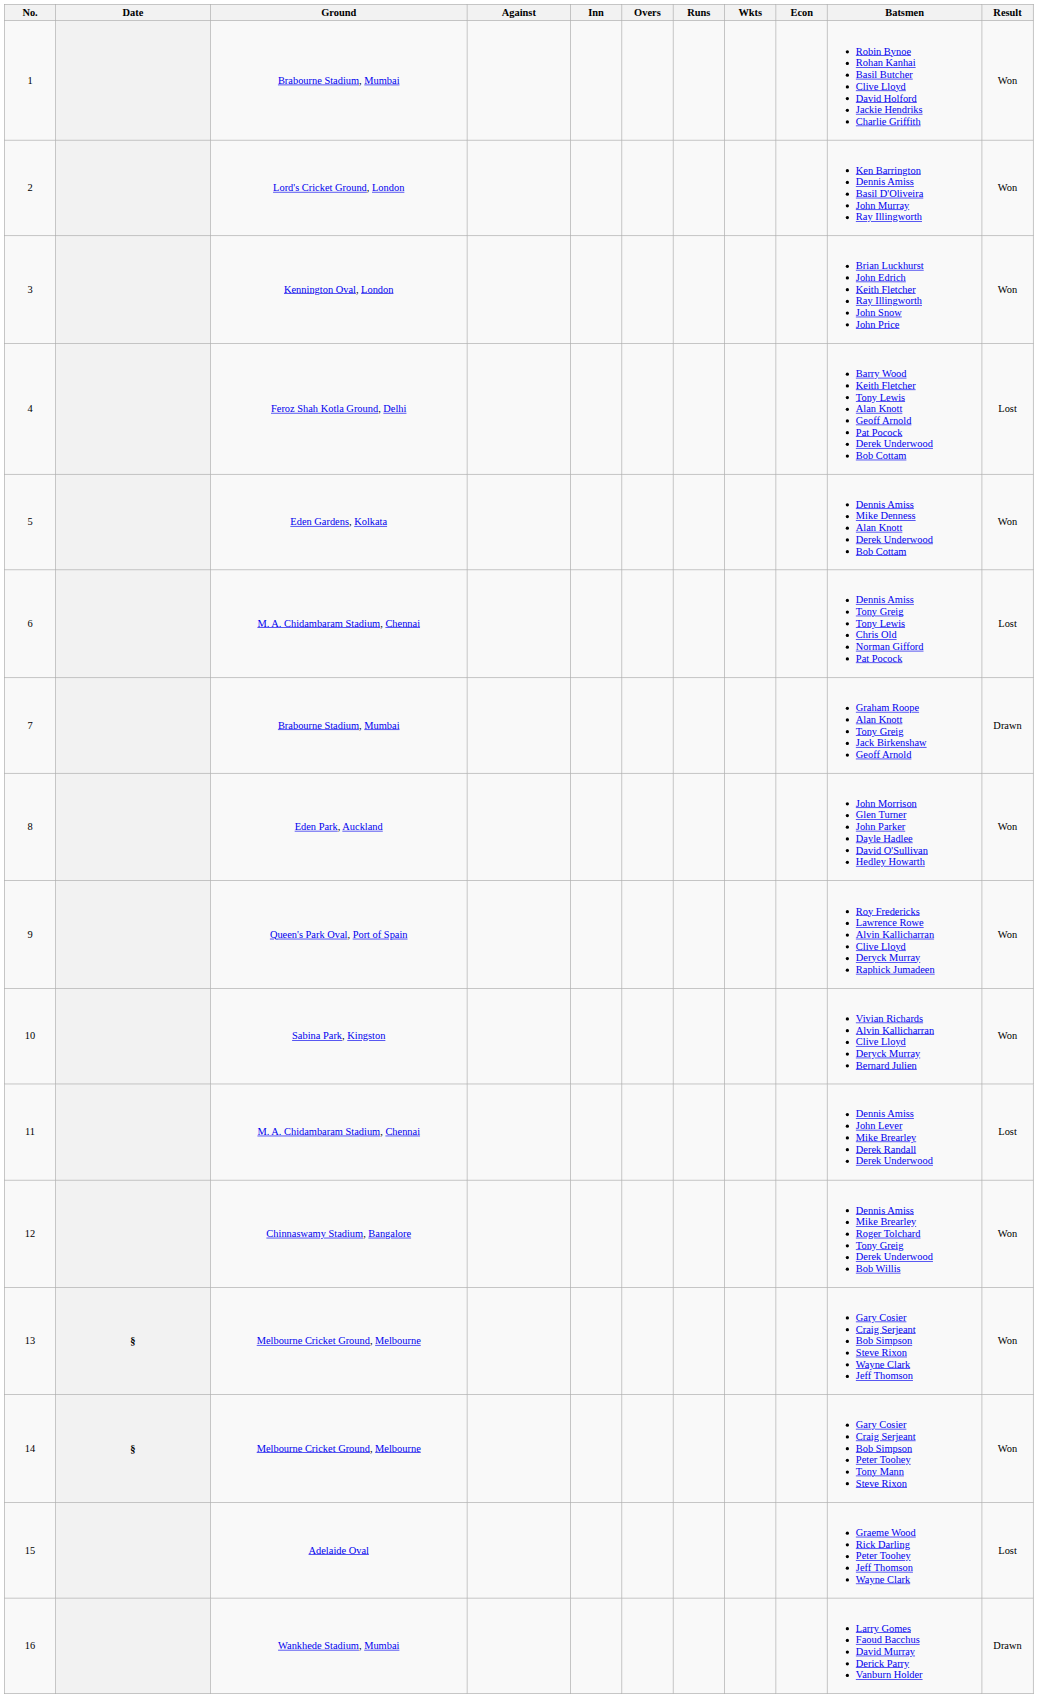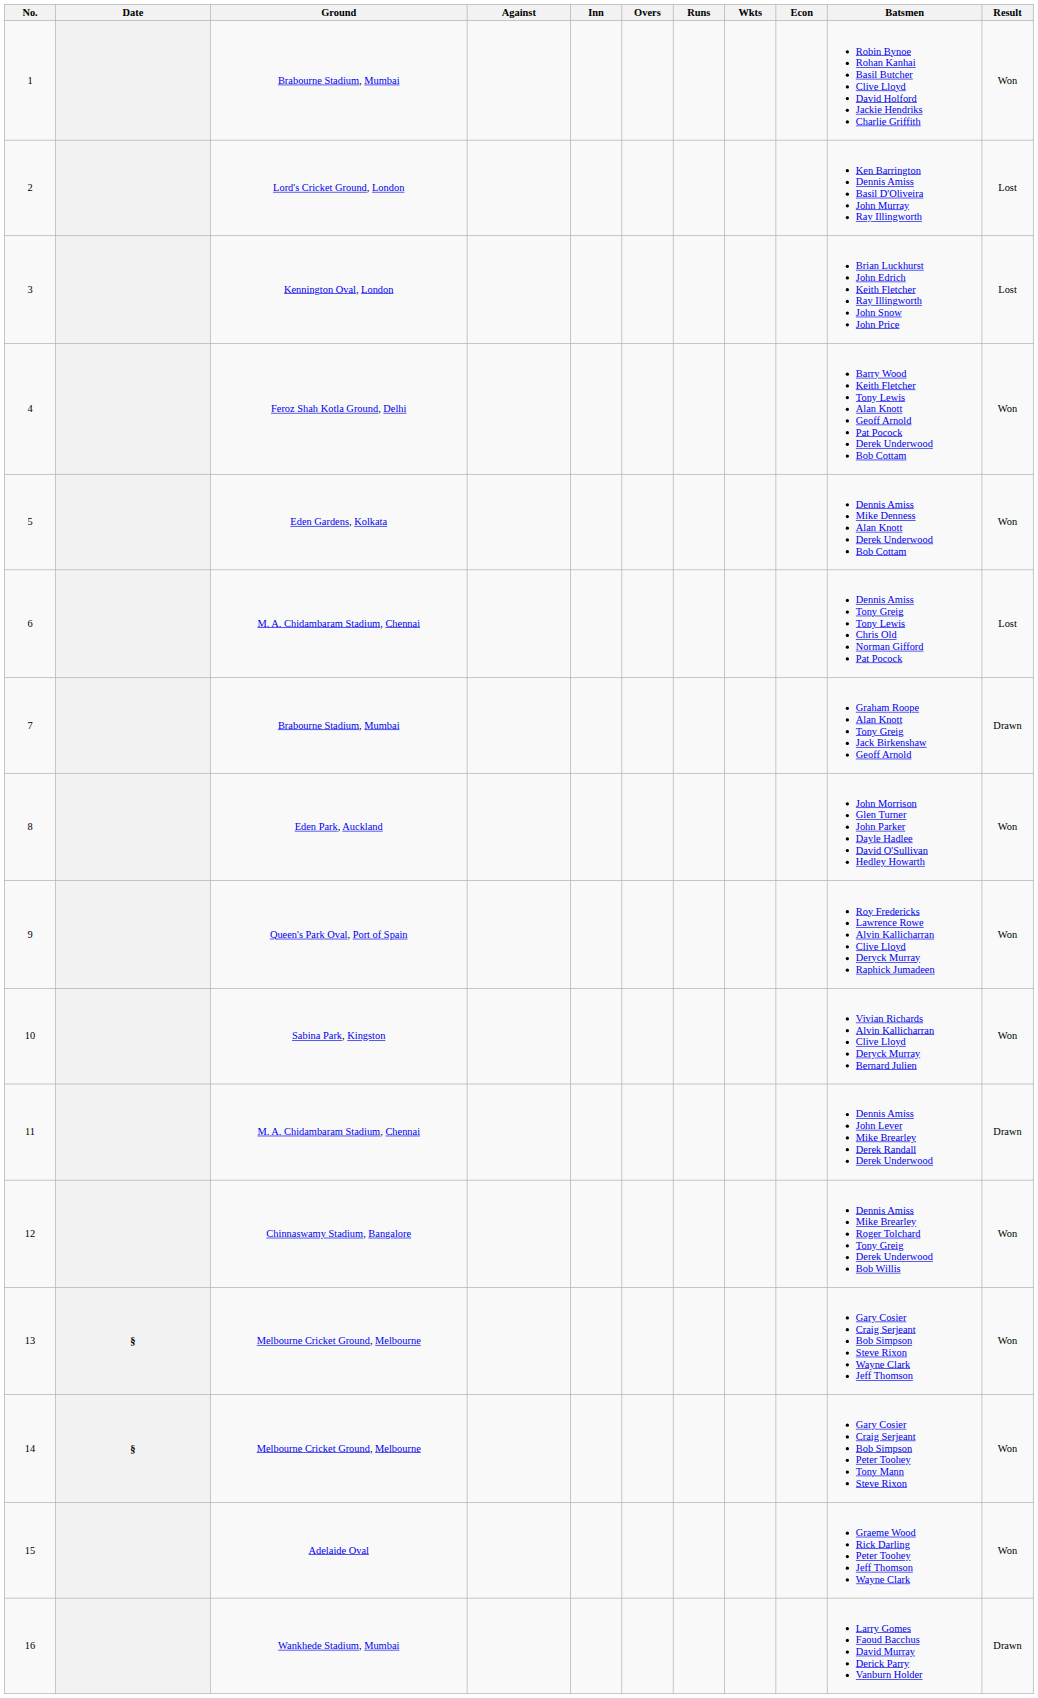(1008, 188) Won -> (1008, 188) Lost
(1008, 289) Won -> (1008, 289) Lost
(1008, 408) Lost -> (1008, 408) Won
(1008, 1132) Lost -> (1008, 1132) Drawn
(1008, 1550) Lost -> (1008, 1550) Won
